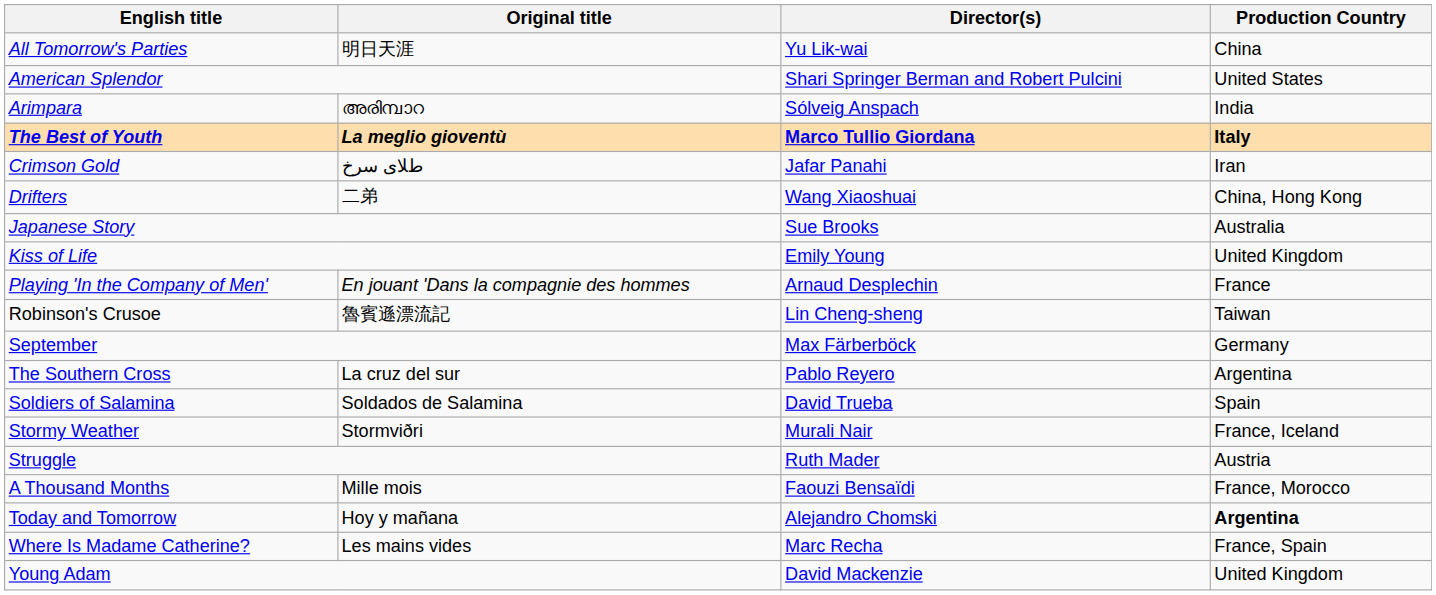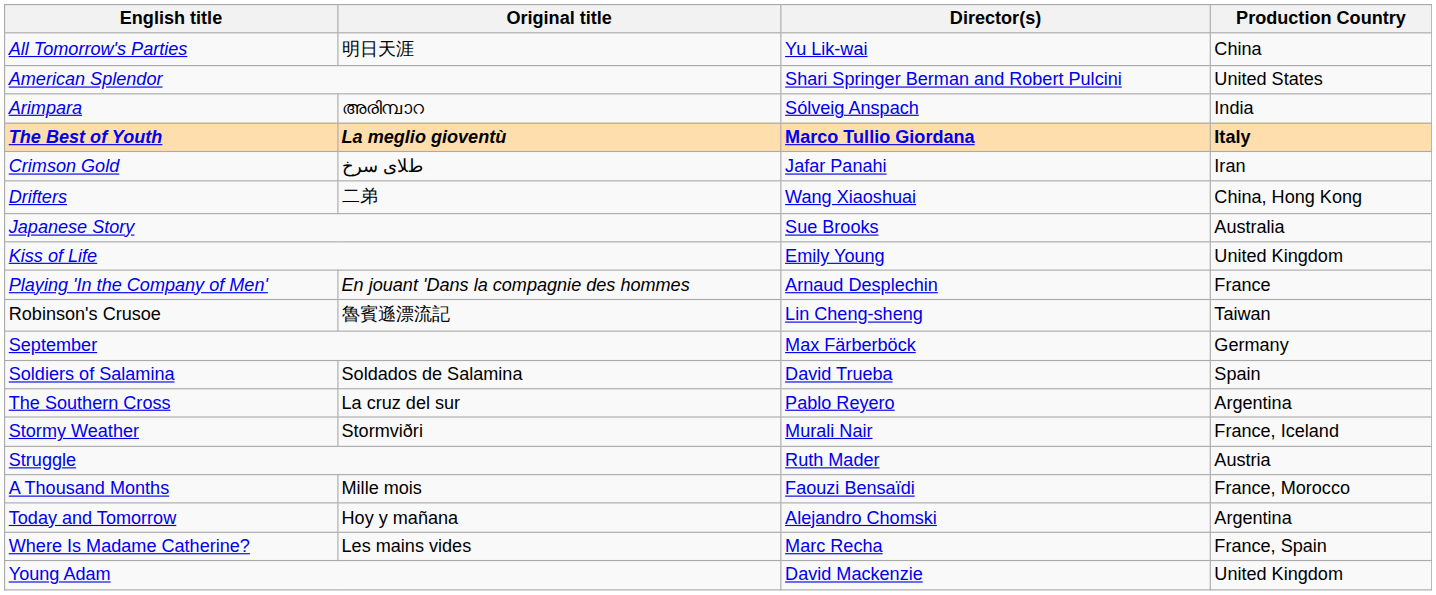rows swapped: (92, 402) <-> (90, 374)
(1257, 517) bold -> (1253, 517) normal
